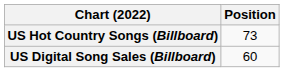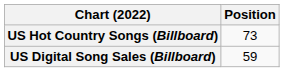(250, 56) 60 -> (250, 56) 59
